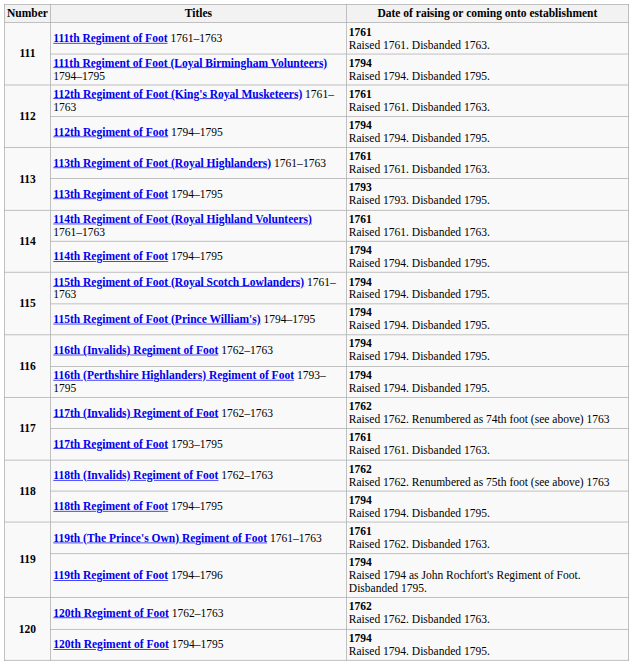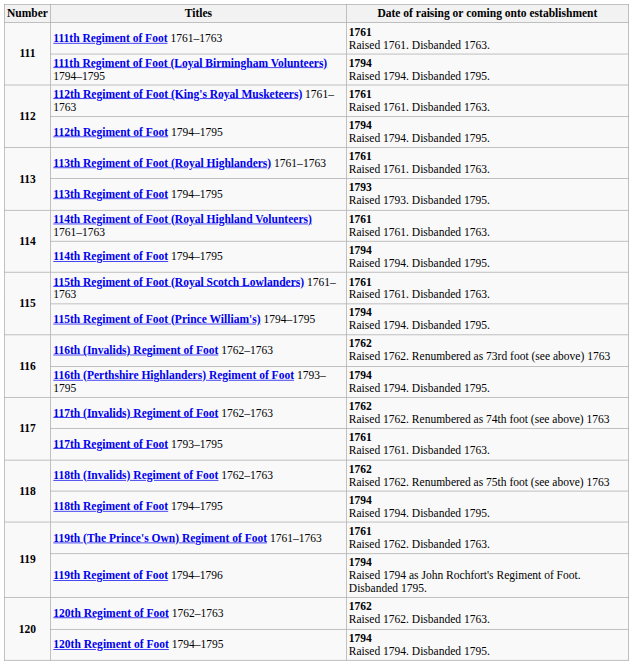(419, 288) 1794 Raised 1794. Disbanded 1795. -> (419, 288) 1761 Raised 1761. Disbanded 1763.
(419, 350) 1794 Raised 1794. Disbanded 1795. -> (479, 350) 1762 Raised 1762. Renumbered as 73rd foot (see above) 1763
